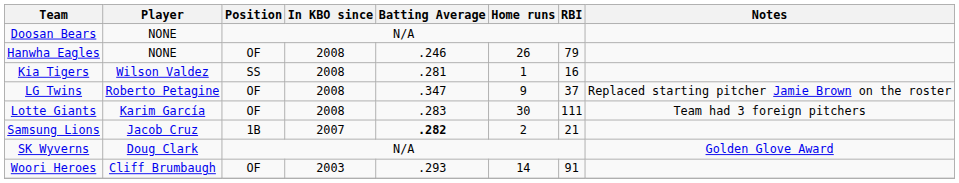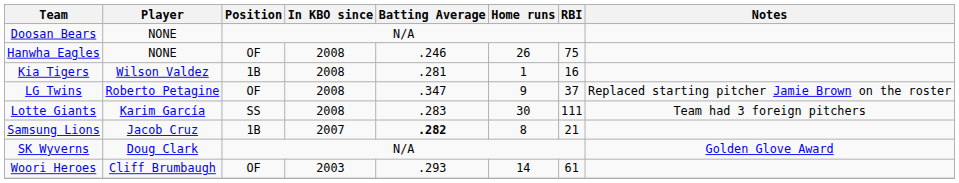(572, 53) 79 -> (572, 53) 75
(254, 72) SS -> (254, 72) 1B
(254, 110) OF -> (254, 110) SS
(523, 130) 2 -> (523, 130) 8
(572, 168) 91 -> (572, 168) 61
